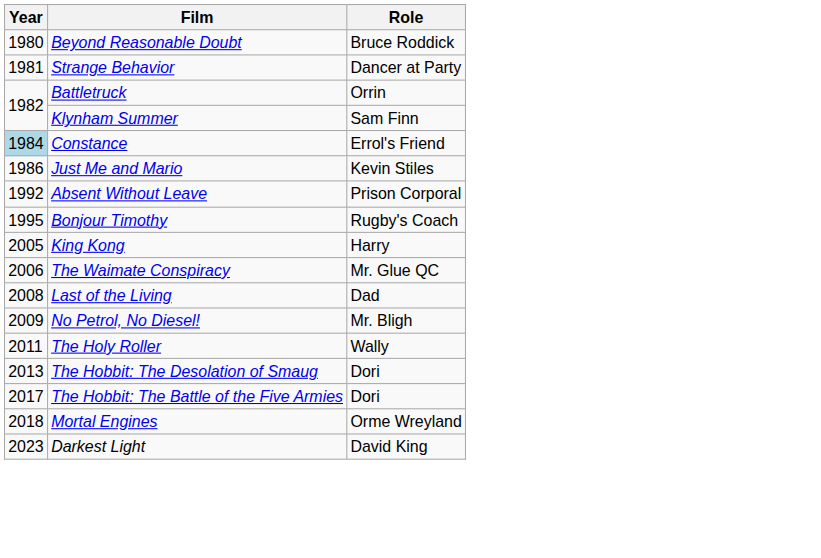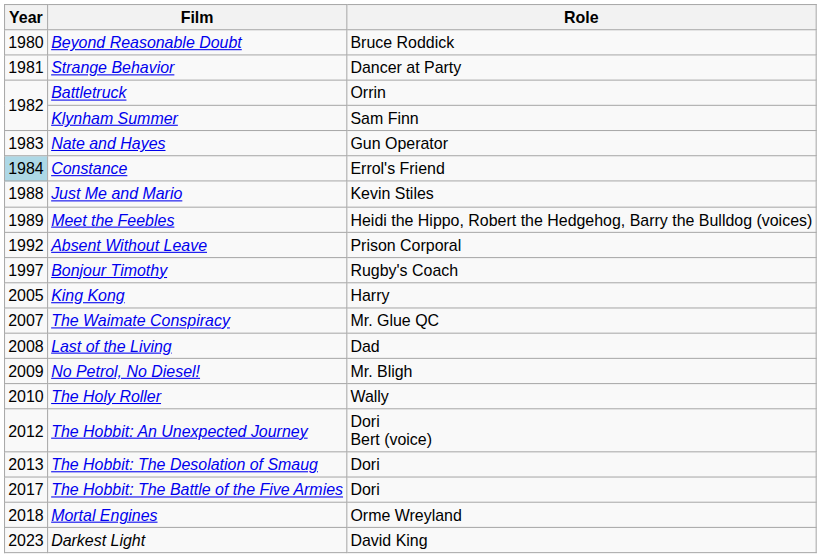+ row: (108, 144)
(26, 169) 1986 -> (26, 194) 1988
+ row: (113, 219)
(26, 219) 1995 -> (26, 270) 1997
(26, 270) 2006 -> (26, 321) 2007
(25, 346) 2011 -> (26, 396) 2010
+ row: (179, 431)
